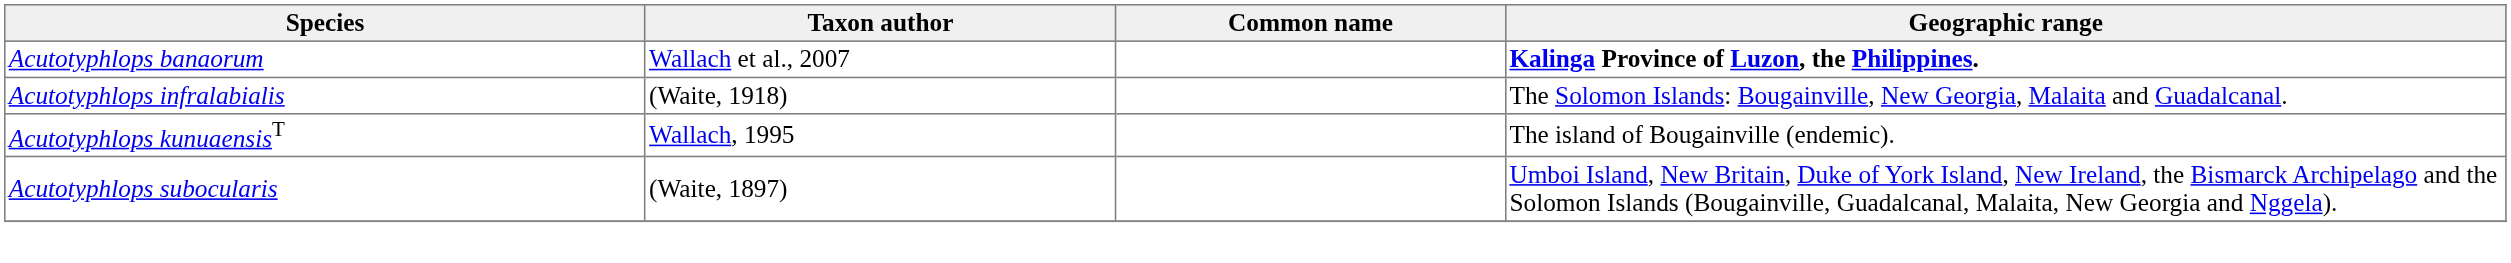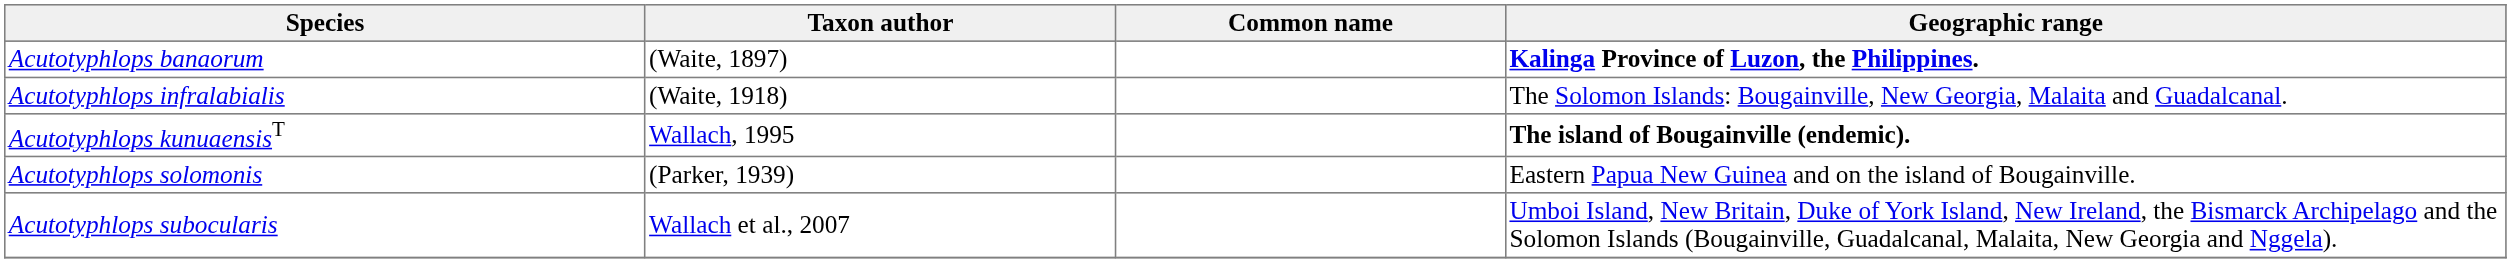(750, 59) Wallach et al., 2007 -> (718, 59) (Waite, 1897)
(1702, 135) normal -> (1710, 135) bold
+ row: (135, 174)
(718, 189) (Waite, 1897) -> (750, 225) Wallach et al., 2007
